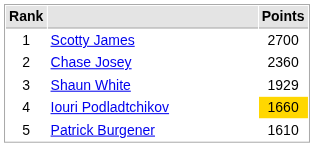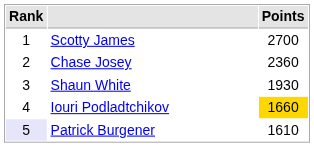(283, 85) 1929 -> (283, 85) 1930
(26, 130) no background -> (26, 130) lavender background
